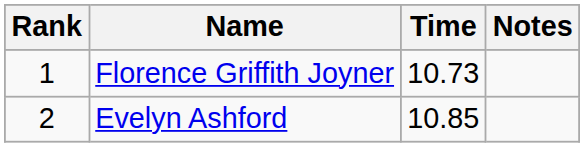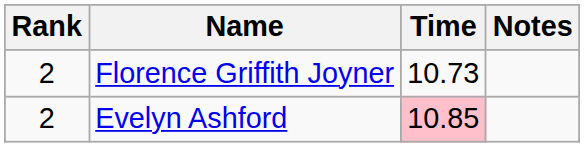(47, 73) 1 -> (47, 73) 2
(443, 118) no background -> (443, 118) pink background
